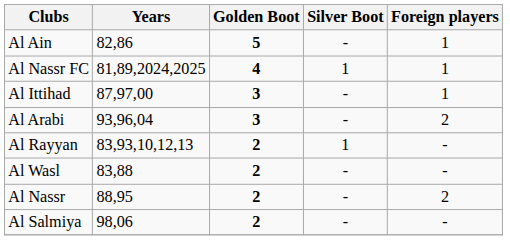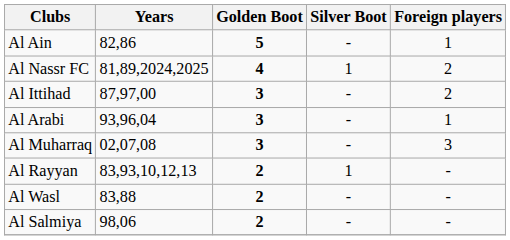(445, 68) 1 -> (448, 68) 2
(445, 94) 1 -> (448, 94) 2
(445, 119) 2 -> (448, 119) 1
+ row: (50, 145)
- row: (37, 196)
